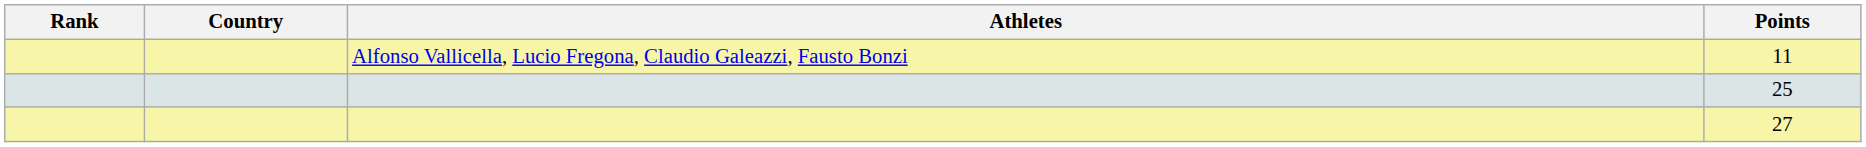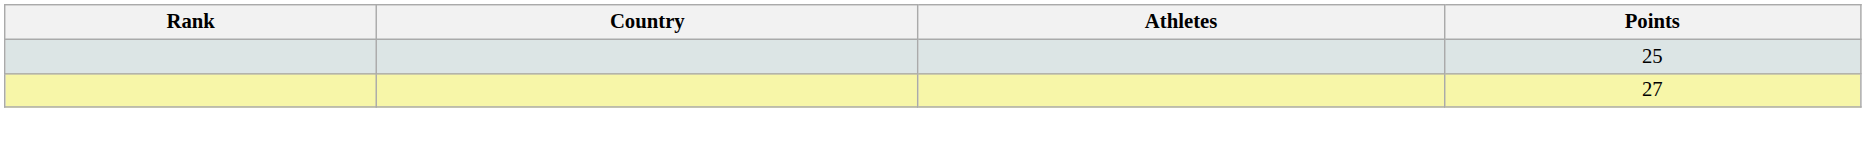- row: (1782, 56)
